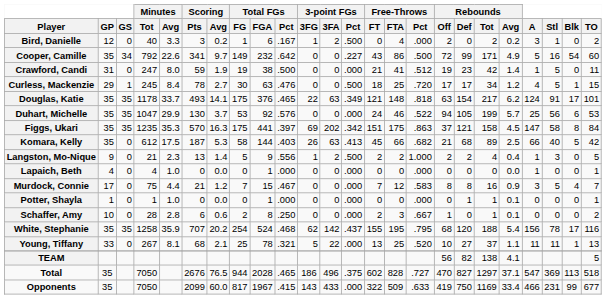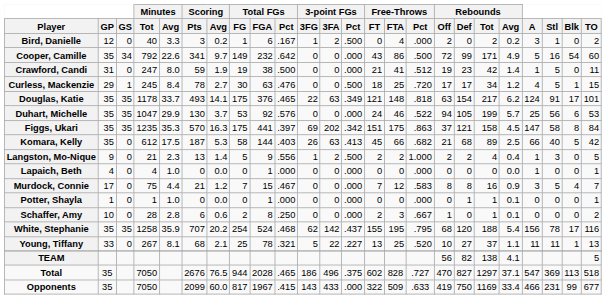(353, 55) .227 -> (353, 55) .000
(353, 244) .000 -> (353, 244) .227
